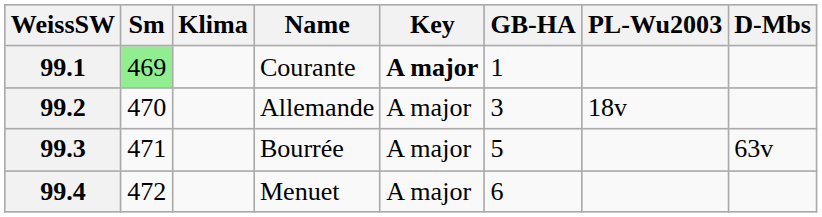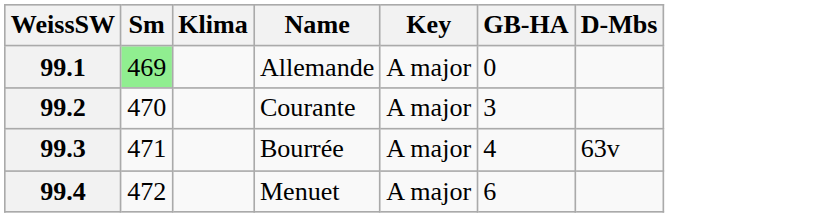- column: (655, 25)
(308, 66) Courante -> (317, 66) Allemande
(432, 66) bold -> (429, 66) normal
(497, 66) 1 -> (490, 66) 0
(317, 107) Allemande -> (308, 107) Courante
(497, 149) 5 -> (490, 149) 4
